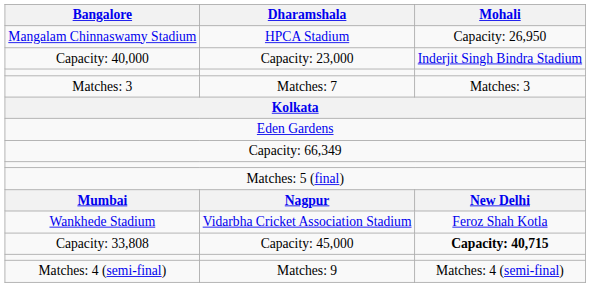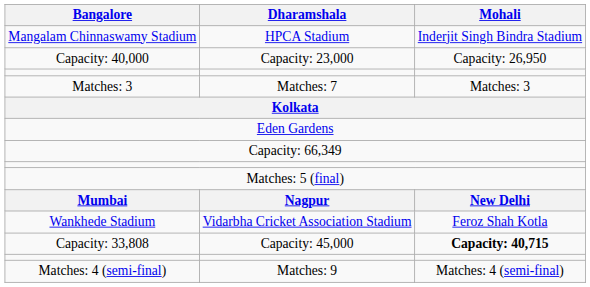(500, 36) Capacity: 26,950 -> (500, 36) Inderjit Singh Bindra Stadium
(500, 58) Inderjit Singh Bindra Stadium -> (500, 58) Capacity: 26,950
